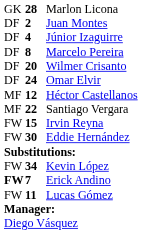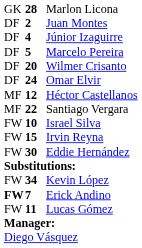(28, 52) 8 -> (28, 52) 5
+ row: (73, 123)
